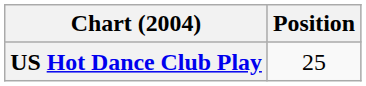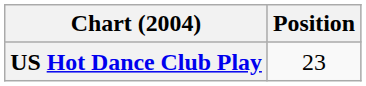(314, 61) 25 -> (314, 61) 23
